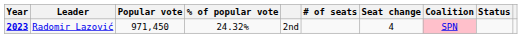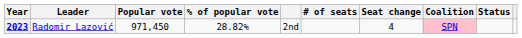(233, 26) 24.32% -> (233, 26) 28.82%
